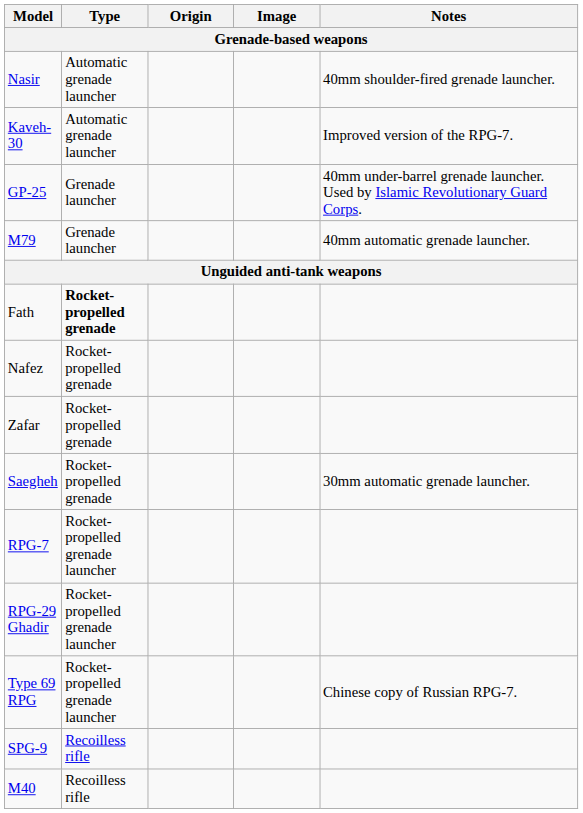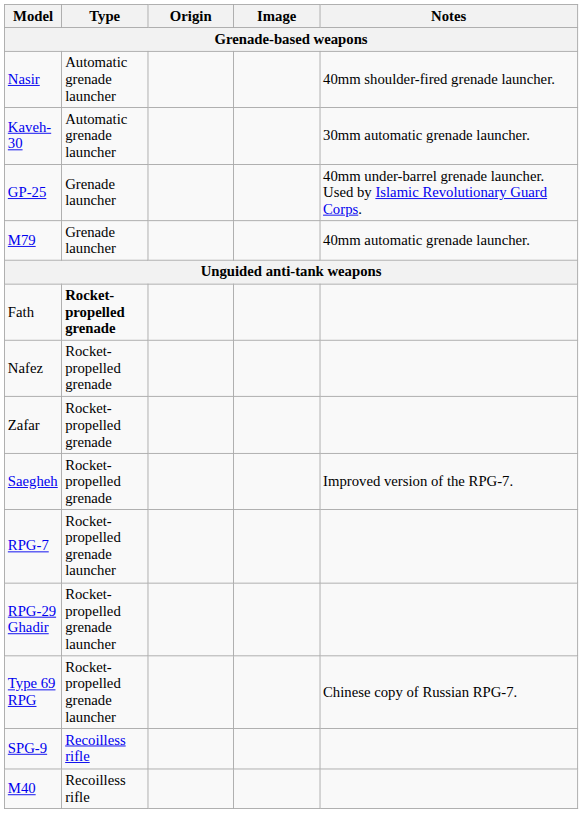(418, 135) Improved version of the RPG-7. -> (426, 135) 30mm automatic grenade launcher.
(426, 481) 30mm automatic grenade launcher. -> (418, 481) Improved version of the RPG-7.
